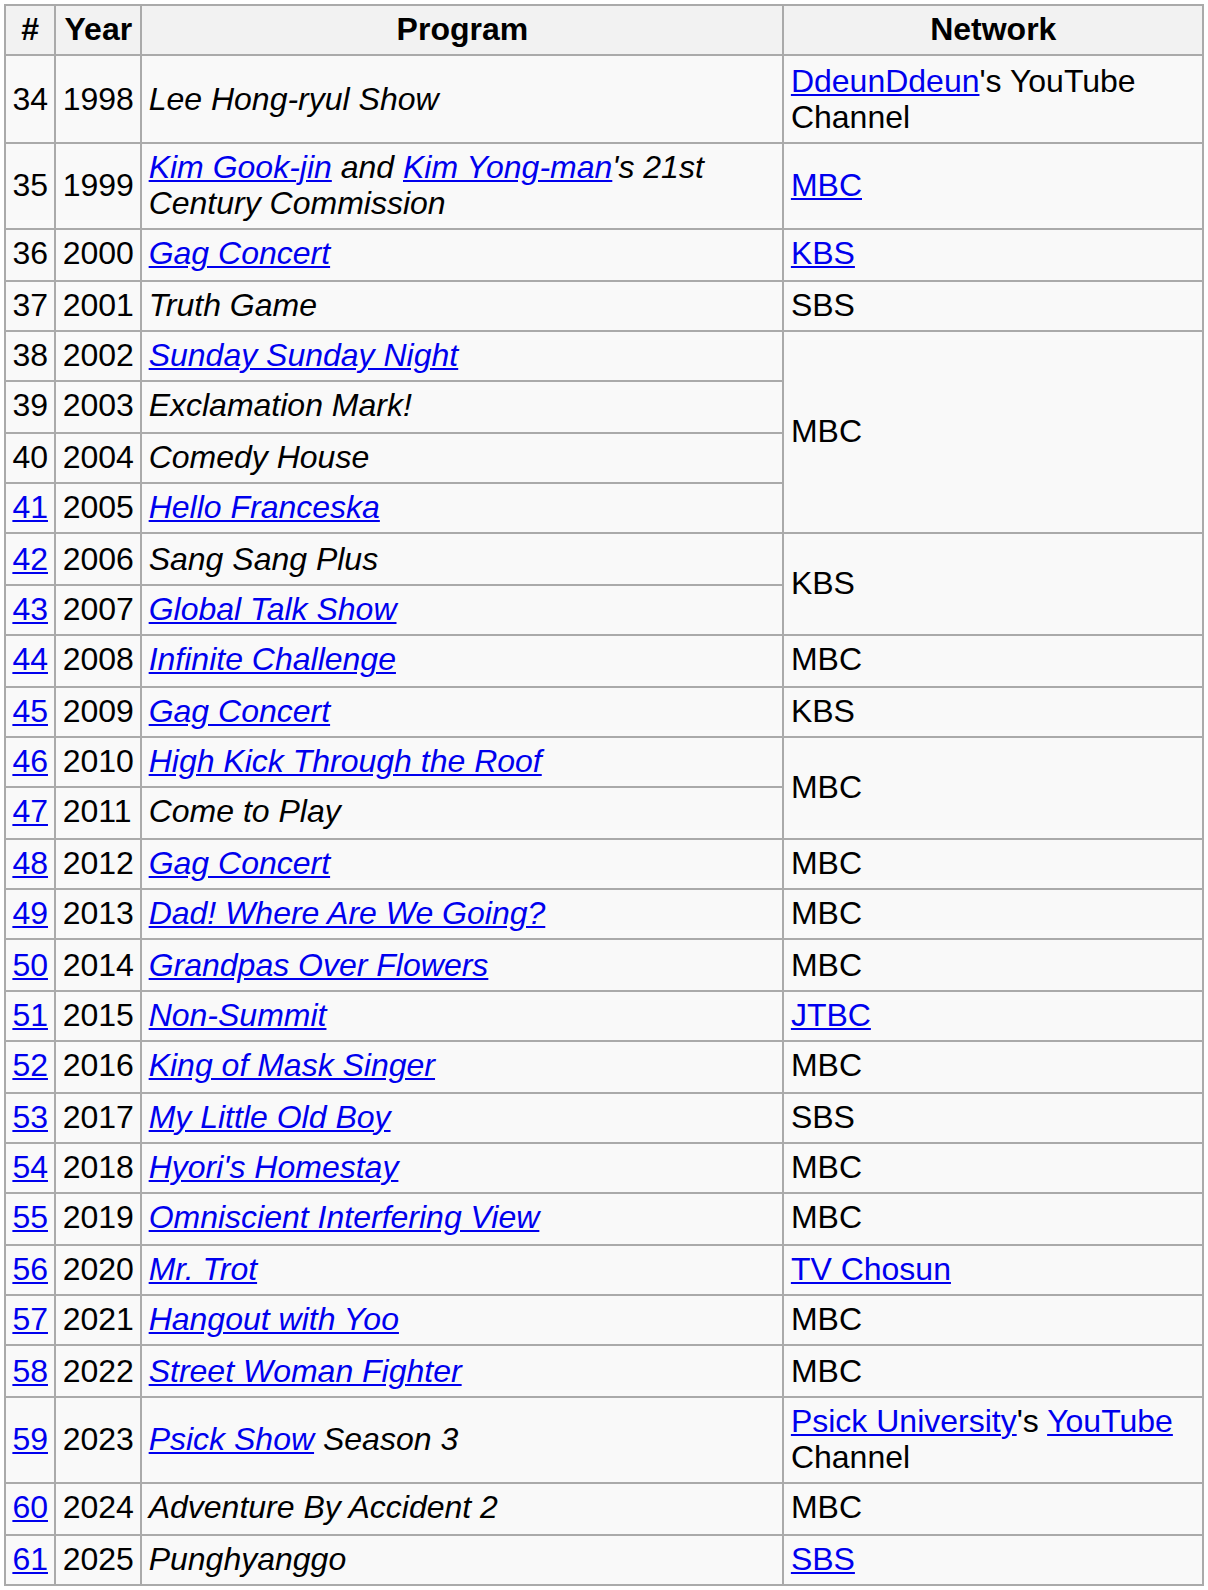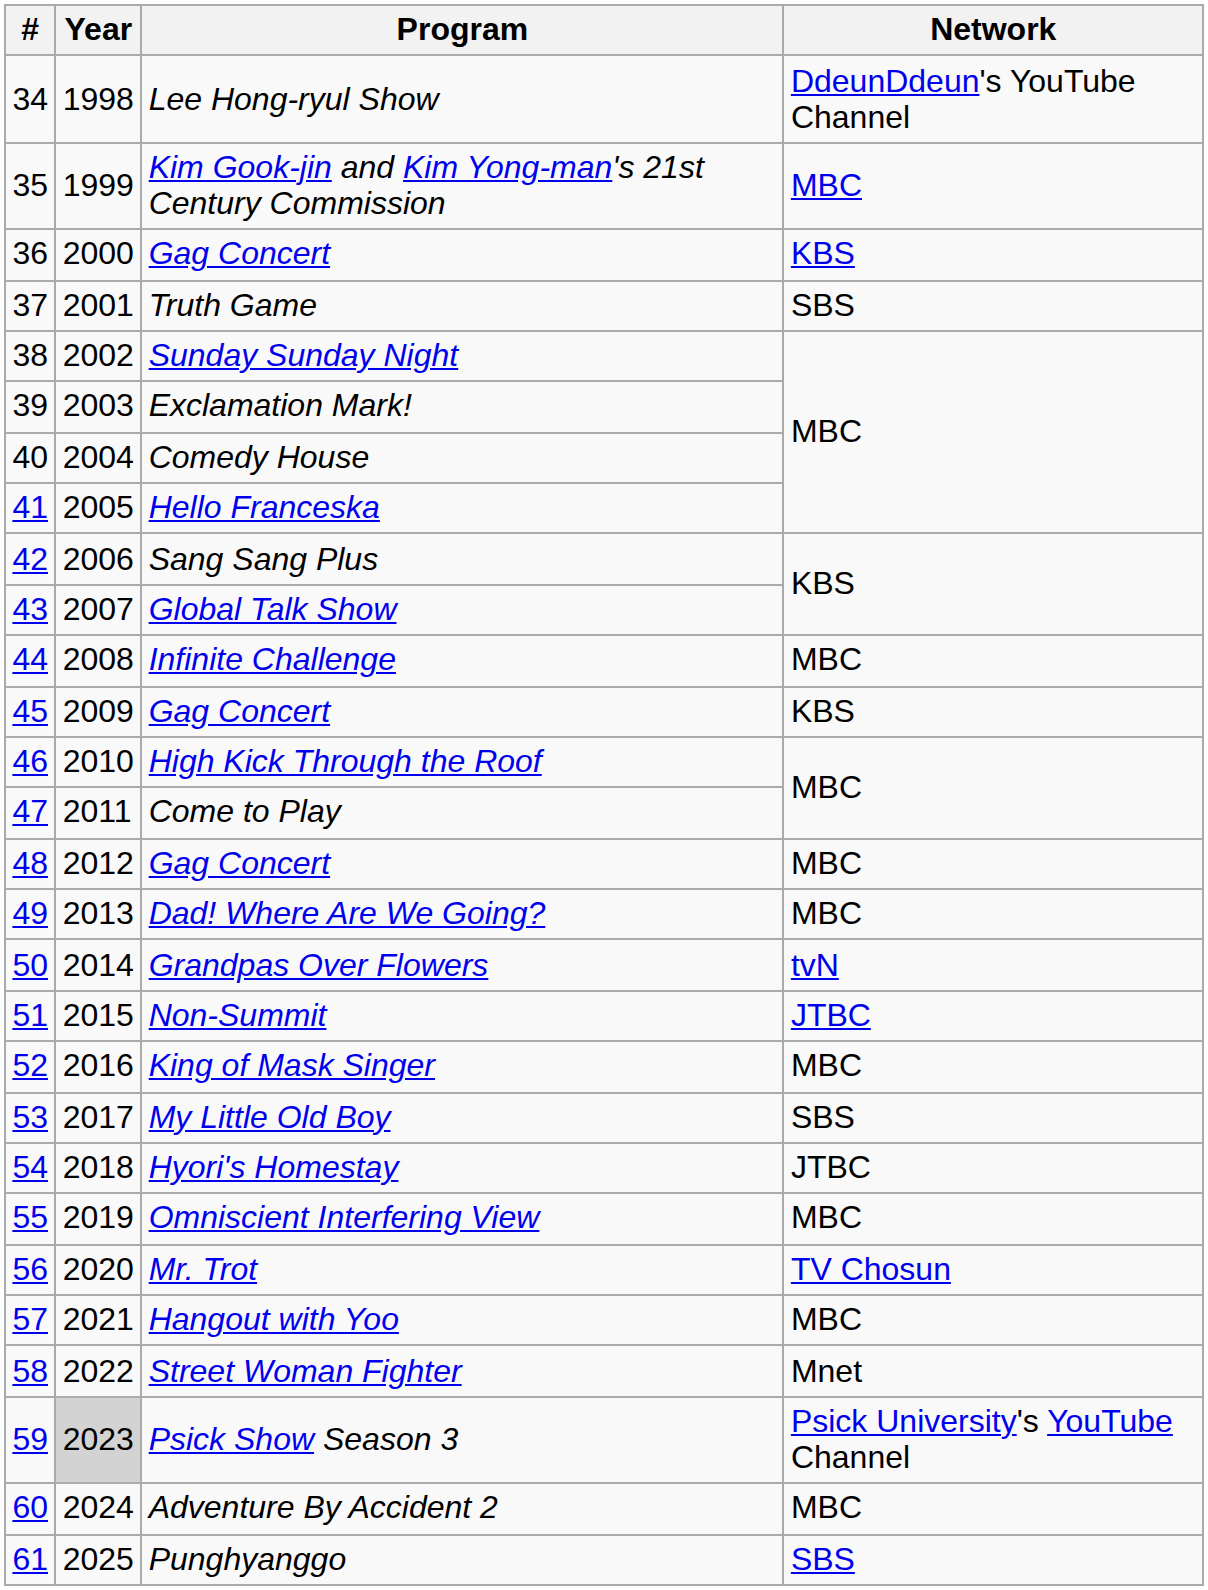(826, 964) MBC -> (815, 964) tvN
(826, 1167) MBC -> (831, 1167) JTBC
(826, 1370) MBC -> (826, 1370) Mnet
(98, 1439) no background -> (98, 1439) lightgrey background
